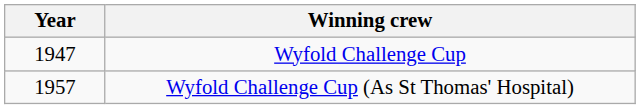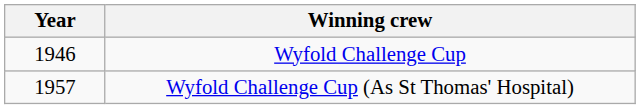(55, 53) 1947 -> (55, 53) 1946
